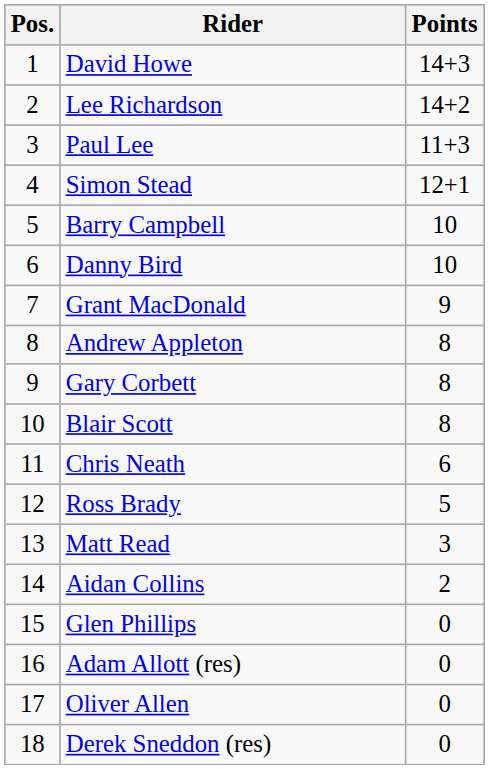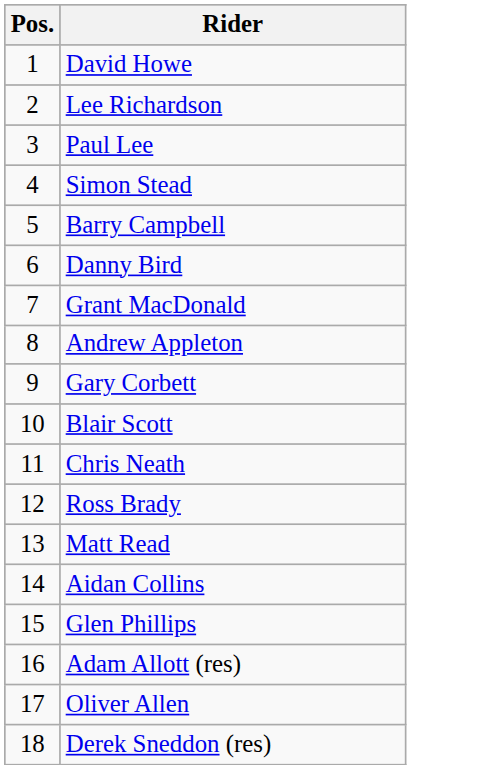- column: (445, 24)
